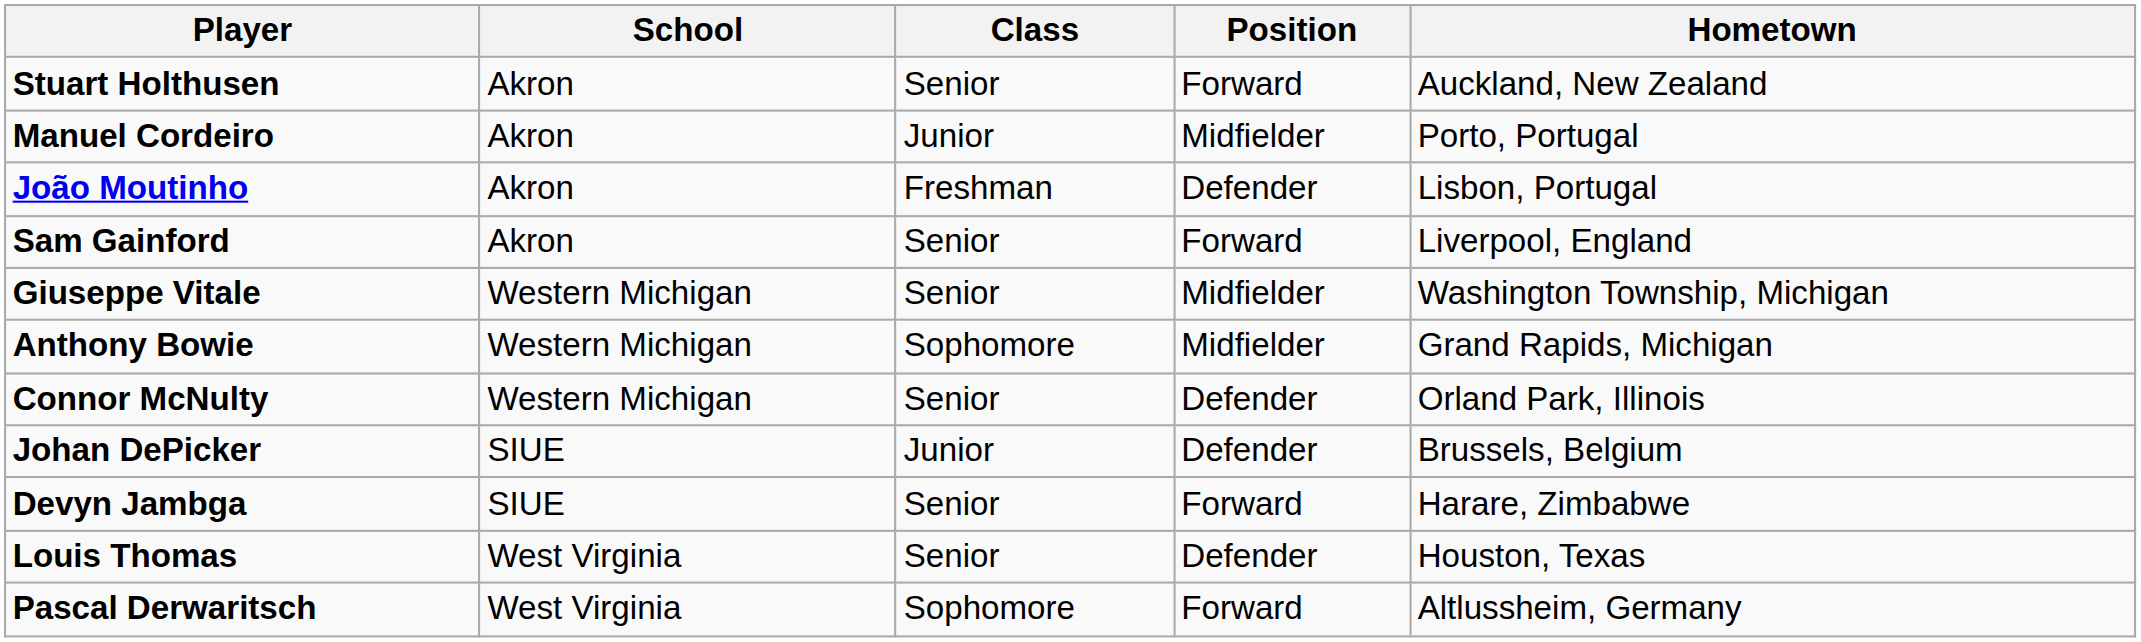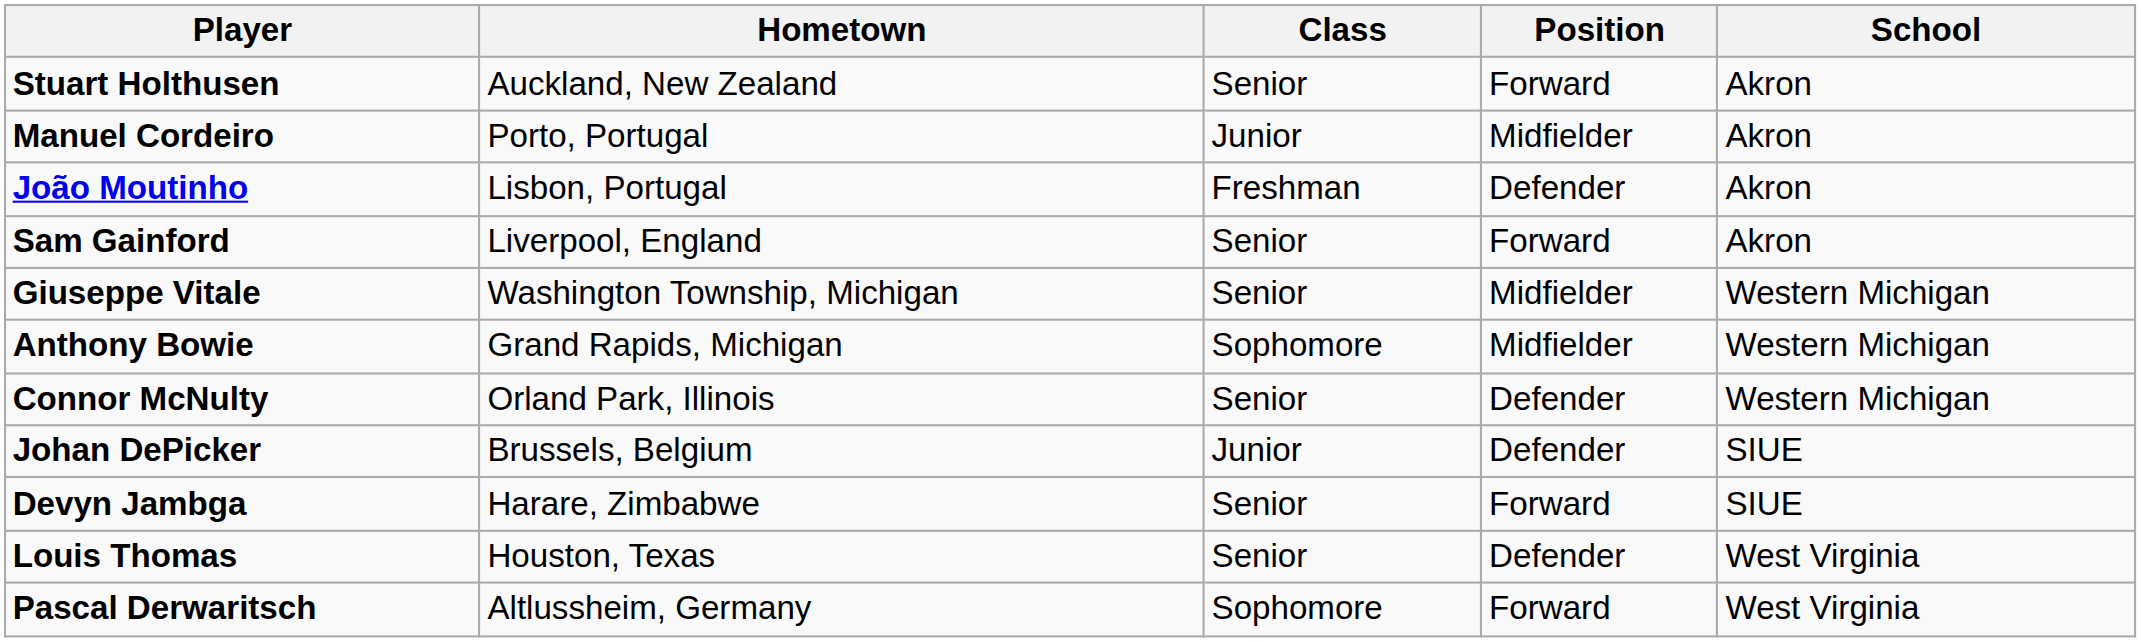columns swapped: (688, 30) <-> (1772, 30)
